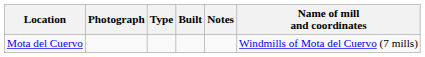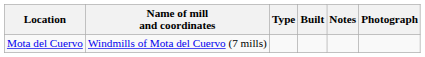columns swapped: (328, 19) <-> (116, 19)
